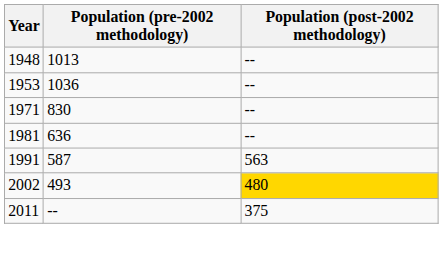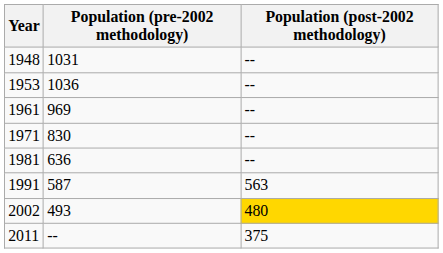(63, 60) 1013 -> (63, 60) 1031
+ row: (24, 110)
